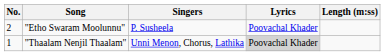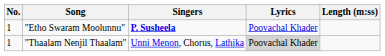(9, 27) 2 -> (9, 27) 1
(152, 27) normal -> (153, 27) bold
